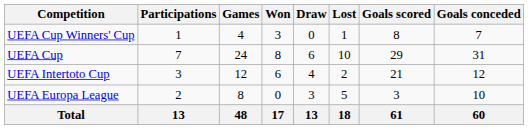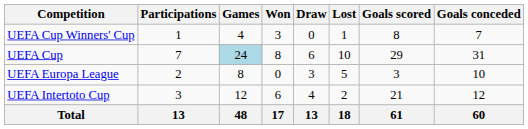(241, 54) no background -> (241, 54) lightblue background
rows swapped: (63, 94) <-> (58, 74)
